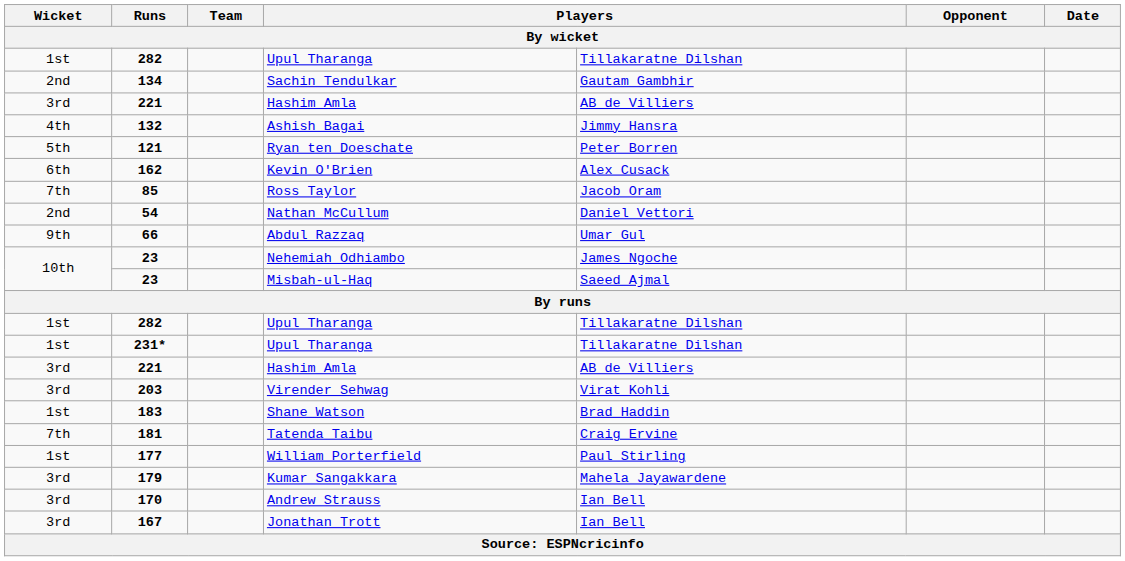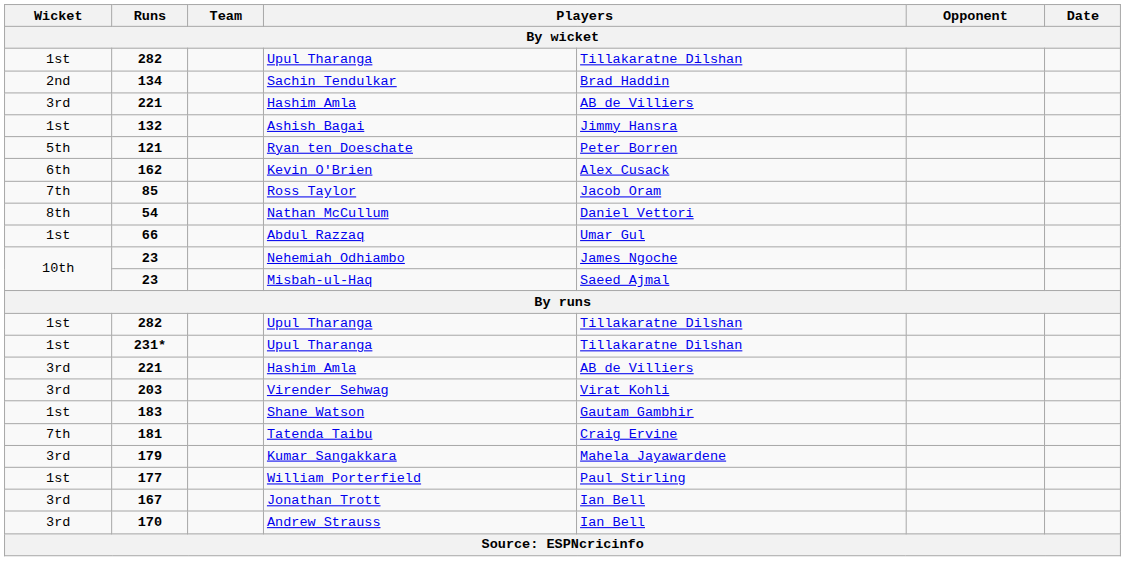(637, 82) Gautam Gambhir -> (625, 82) Brad Haddin
(58, 126) 4th -> (58, 126) 1st
(58, 214) 2nd -> (58, 214) 8th
(58, 236) 9th -> (58, 236) 1st
(625, 412) Brad Haddin -> (637, 412) Gautam Gambhir
rows swapped: (150, 478) <-> (150, 456)
rows swapped: (150, 500) <-> (150, 522)
